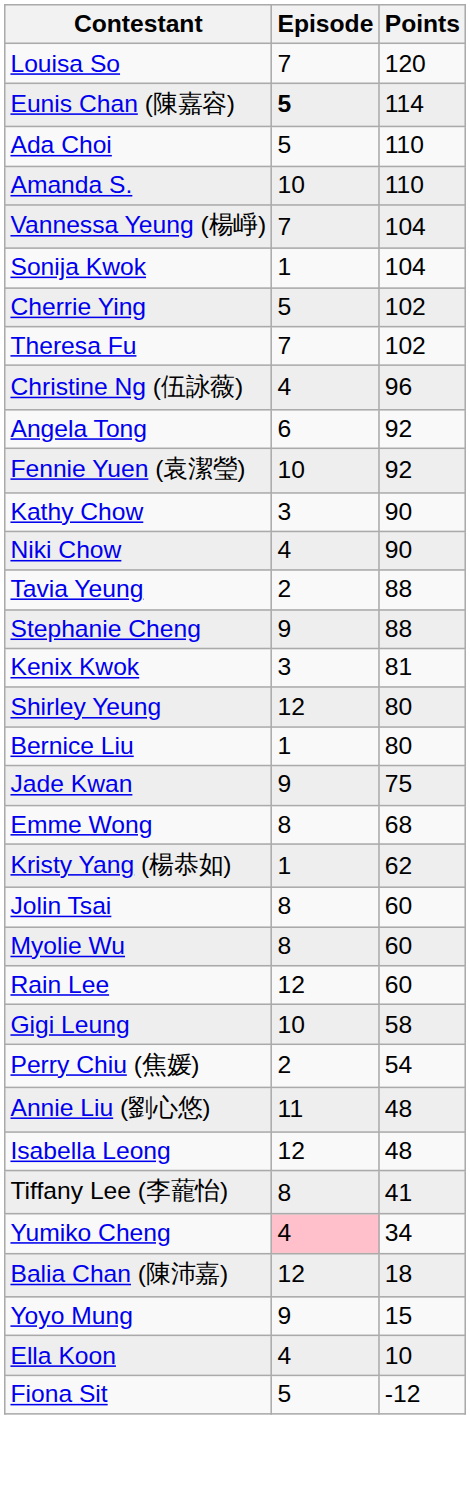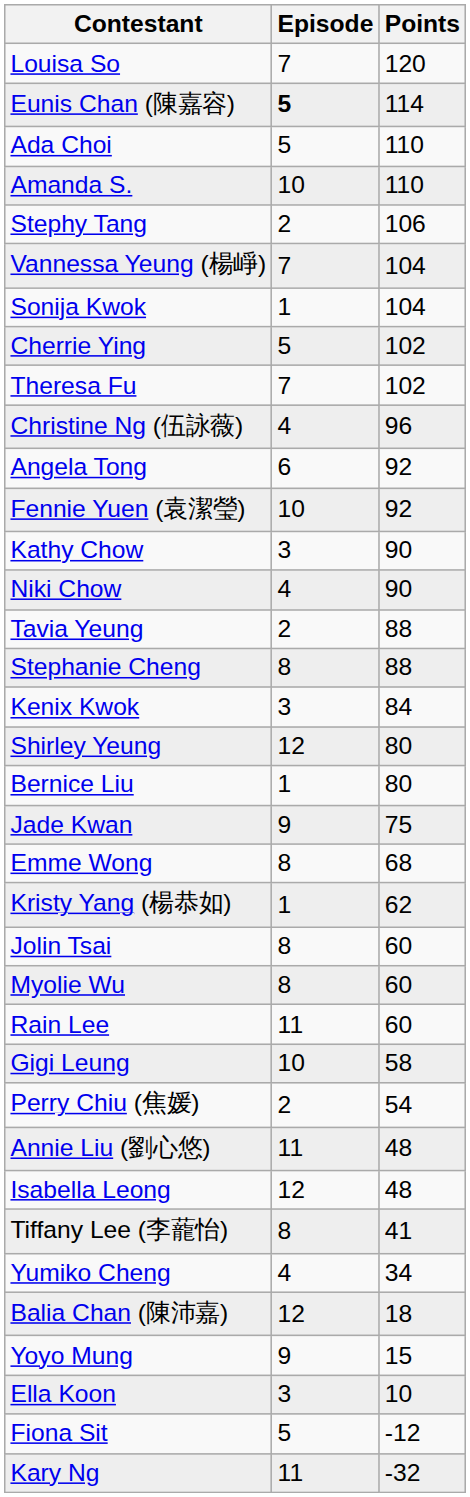+ row: (79, 224)
(284, 628) 9 -> (284, 667) 8
(398, 667) 81 -> (398, 706) 84
(291, 984) 12 -> (290, 1024) 11
(284, 1233) pink background -> (284, 1272) no background
(284, 1355) 4 -> (284, 1394) 3
+ row: (55, 1472)
